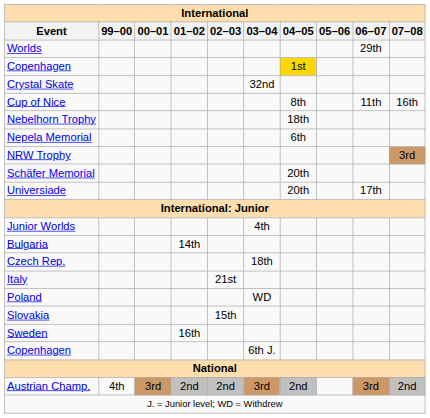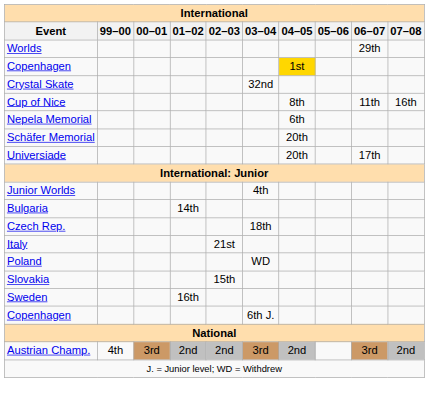- row: (51, 119)
- row: (39, 155)
